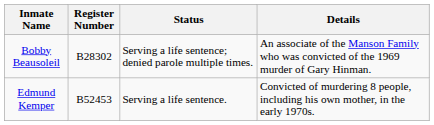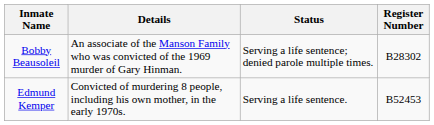columns swapped: (94, 19) <-> (343, 19)
